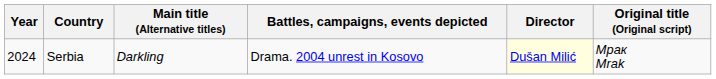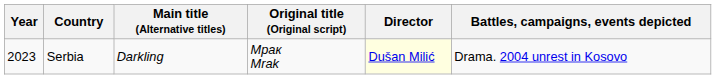columns swapped: (652, 21) <-> (377, 21)
(22, 56) 2024 -> (22, 56) 2023
